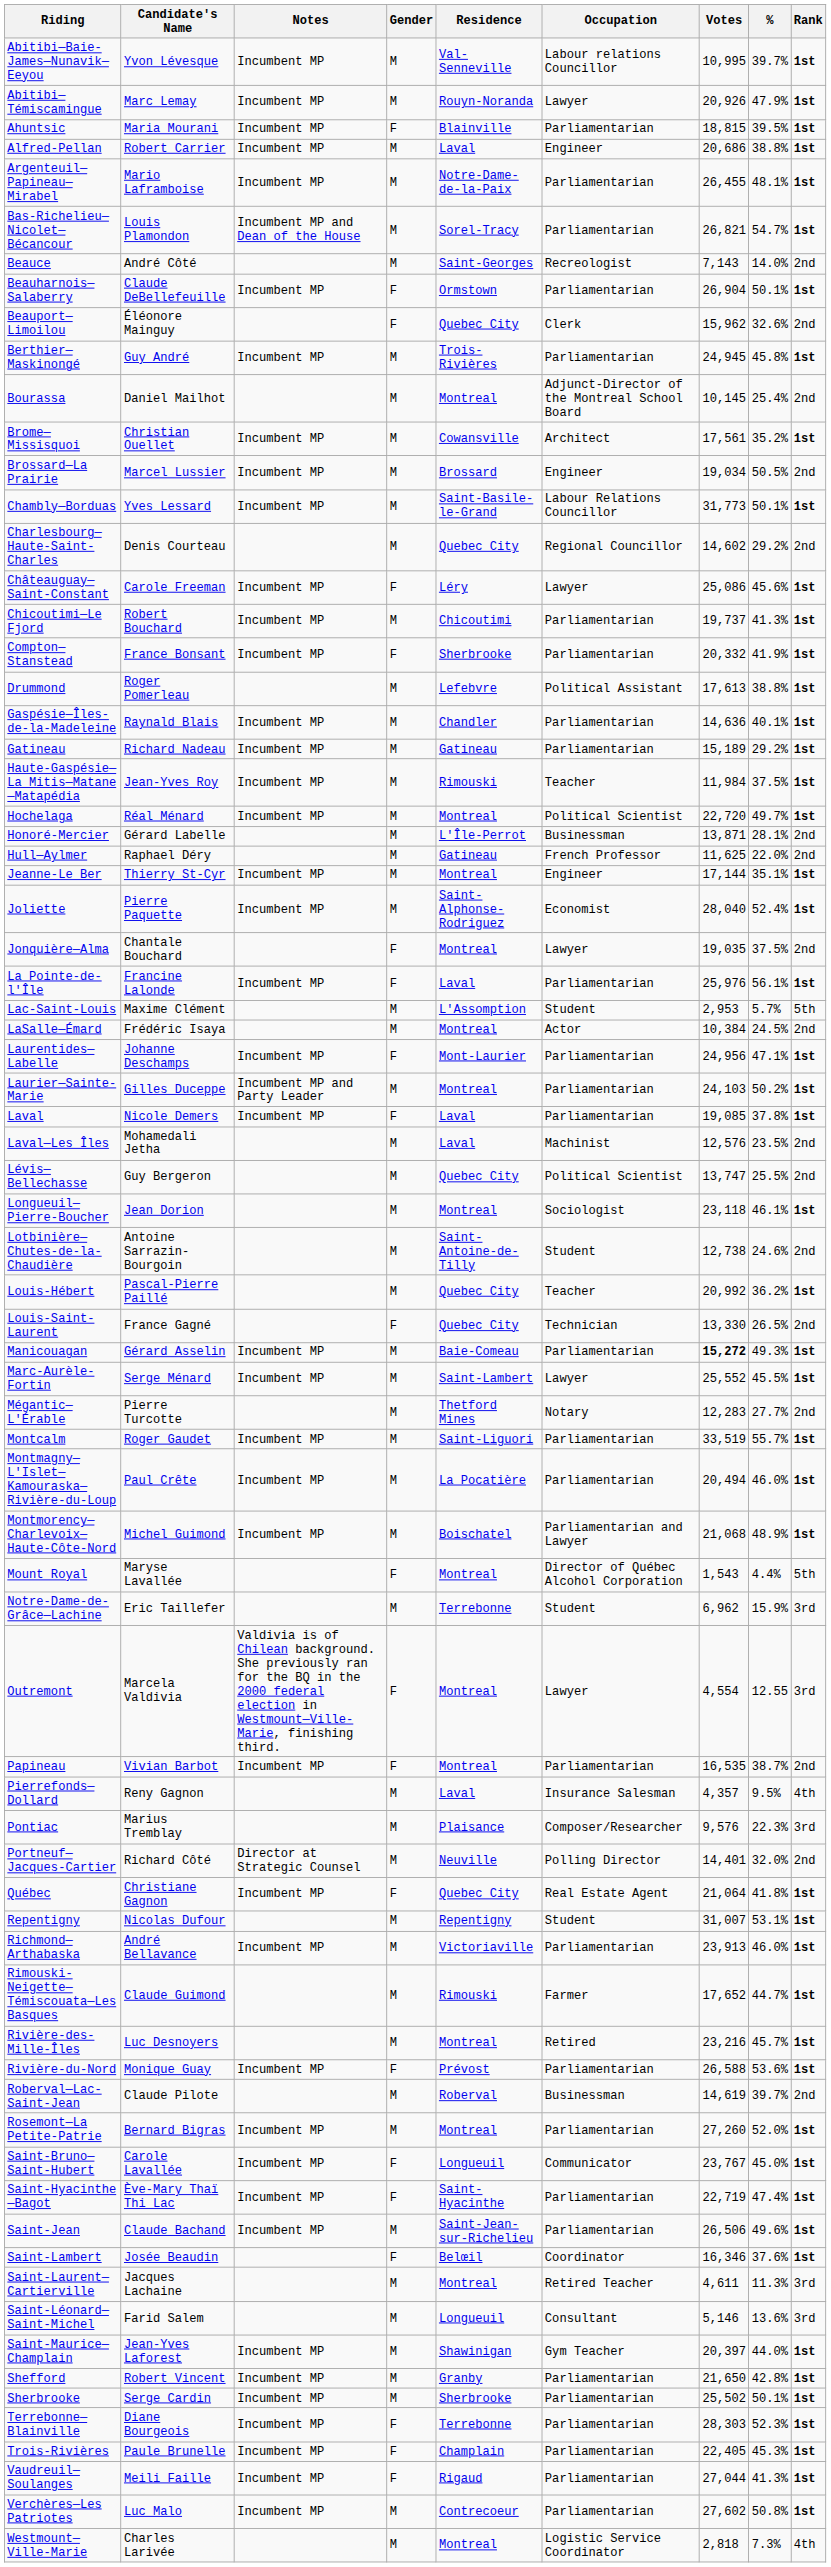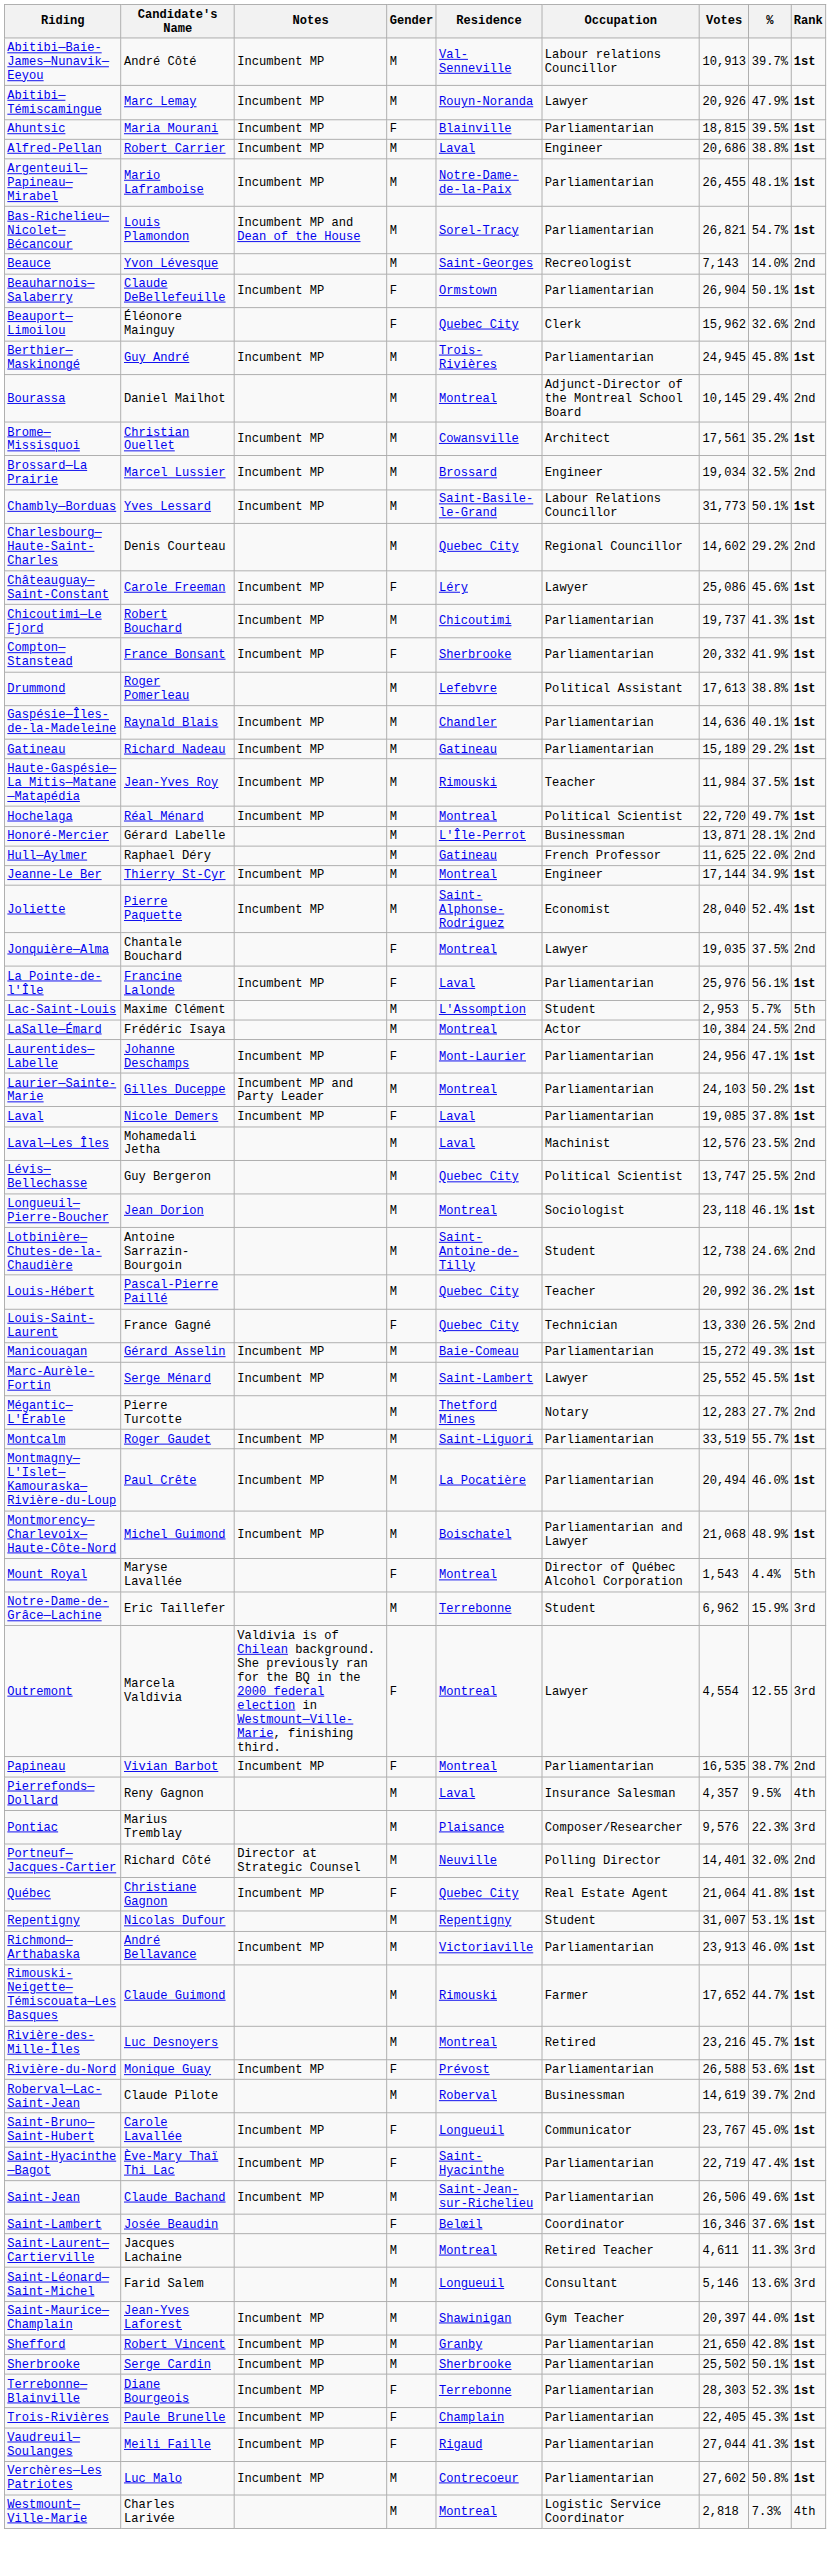(171, 62) Yvon Lévesque -> (160, 62) André Côté
(724, 62) 10,995 -> (724, 62) 10,913
(160, 264) André Côté -> (171, 264) Yvon Lévesque
(770, 398) 25.4% -> (770, 398) 29.4%
(770, 473) 50.5% -> (770, 473) 32.5%
(770, 875) 35.1% -> (770, 875) 34.9%
(724, 1352) bold -> (724, 1352) normal
- row: (55, 2130)
